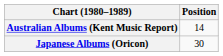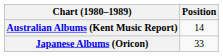(199, 43) 30 -> (199, 43) 33
